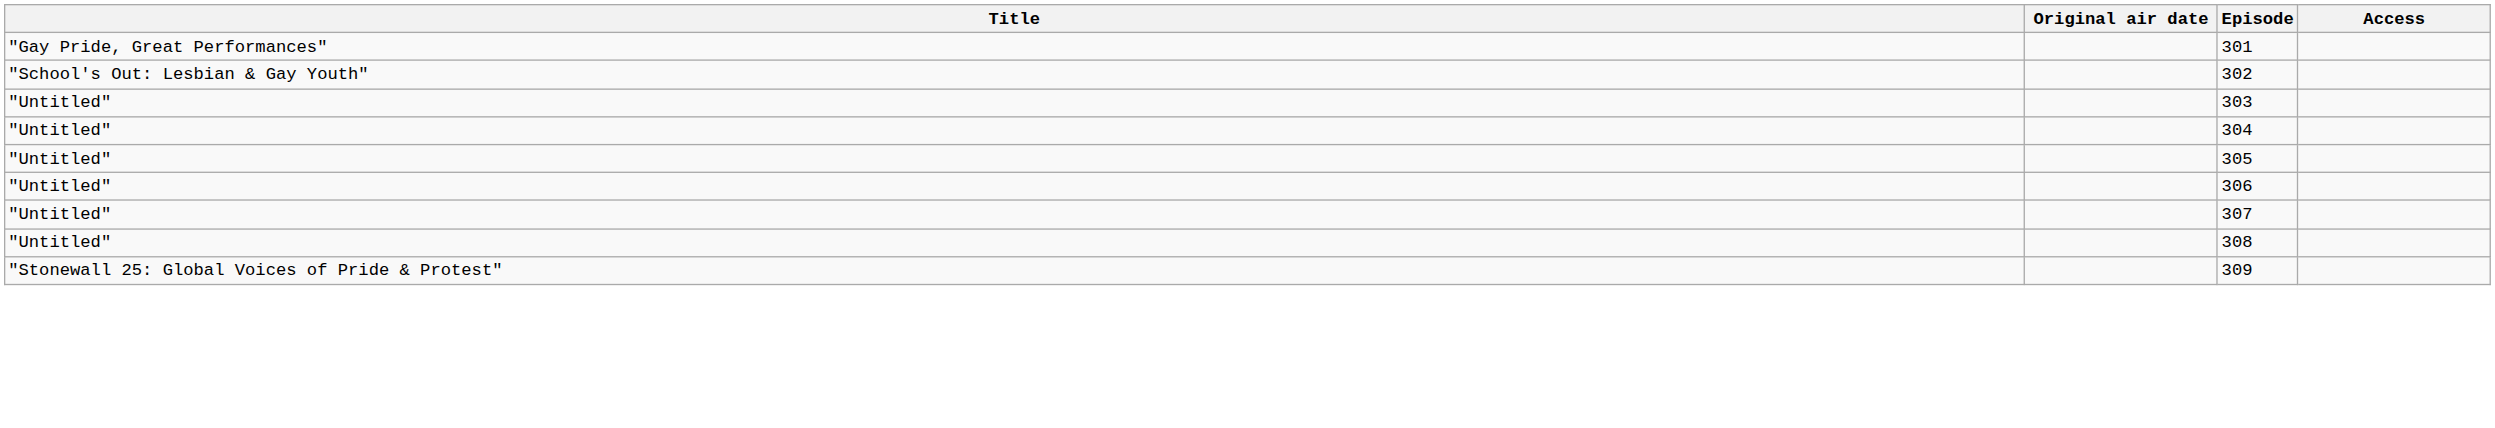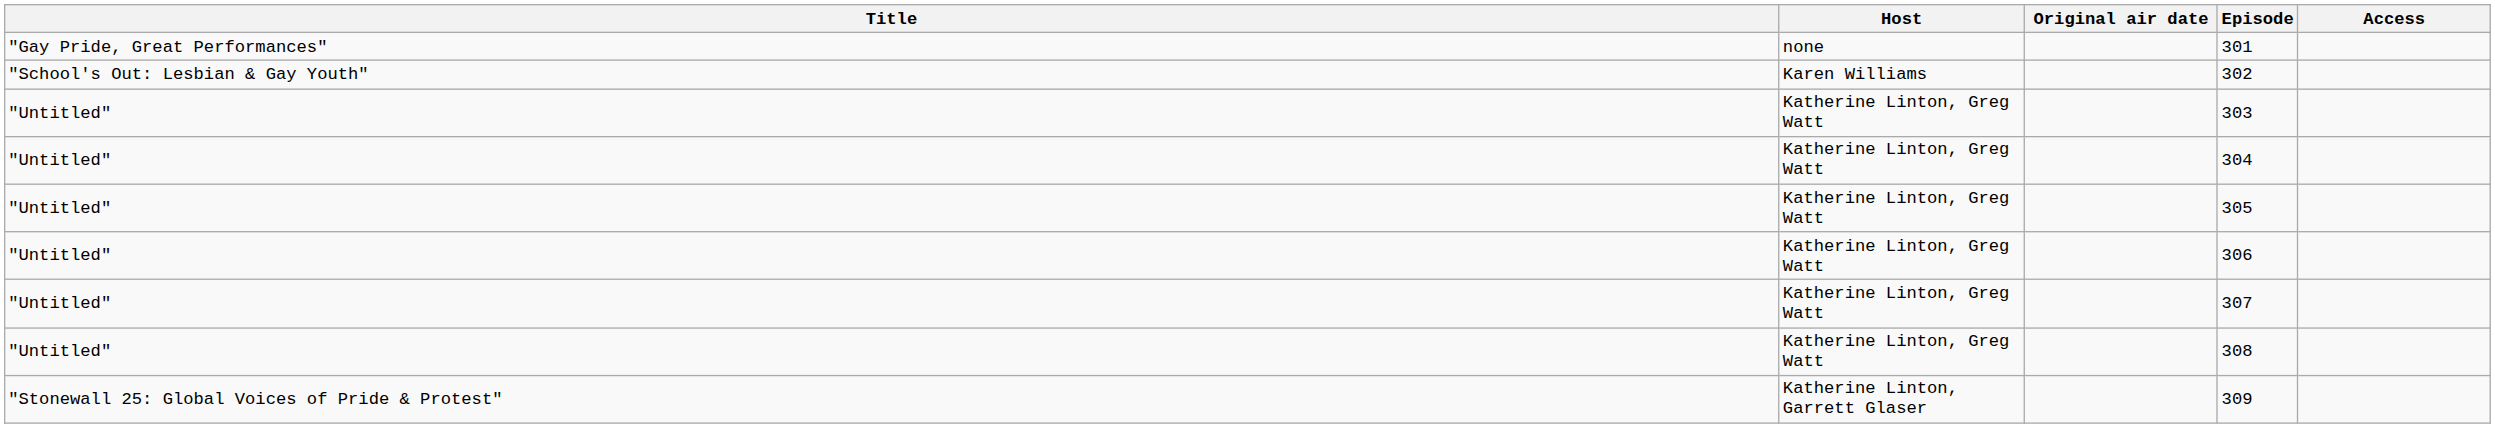+ column: (1902, 19)
